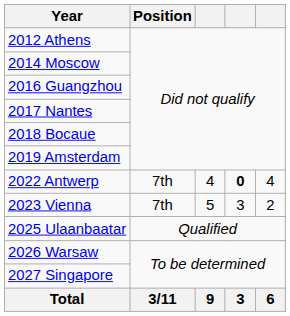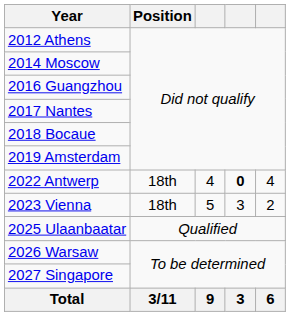(162, 181) 7th -> (162, 181) 18th
(162, 205) 7th -> (162, 205) 18th
